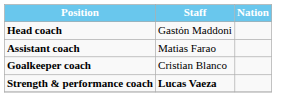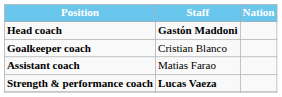(195, 30) normal -> (198, 30) bold
rows swapped: (43, 48) <-> (49, 65)
